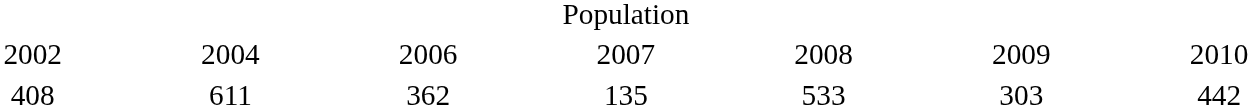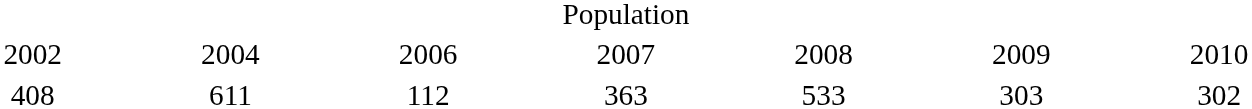(428, 95) 362 -> (428, 95) 112
(626, 95) 135 -> (626, 95) 363
(1219, 95) 442 -> (1219, 95) 302
